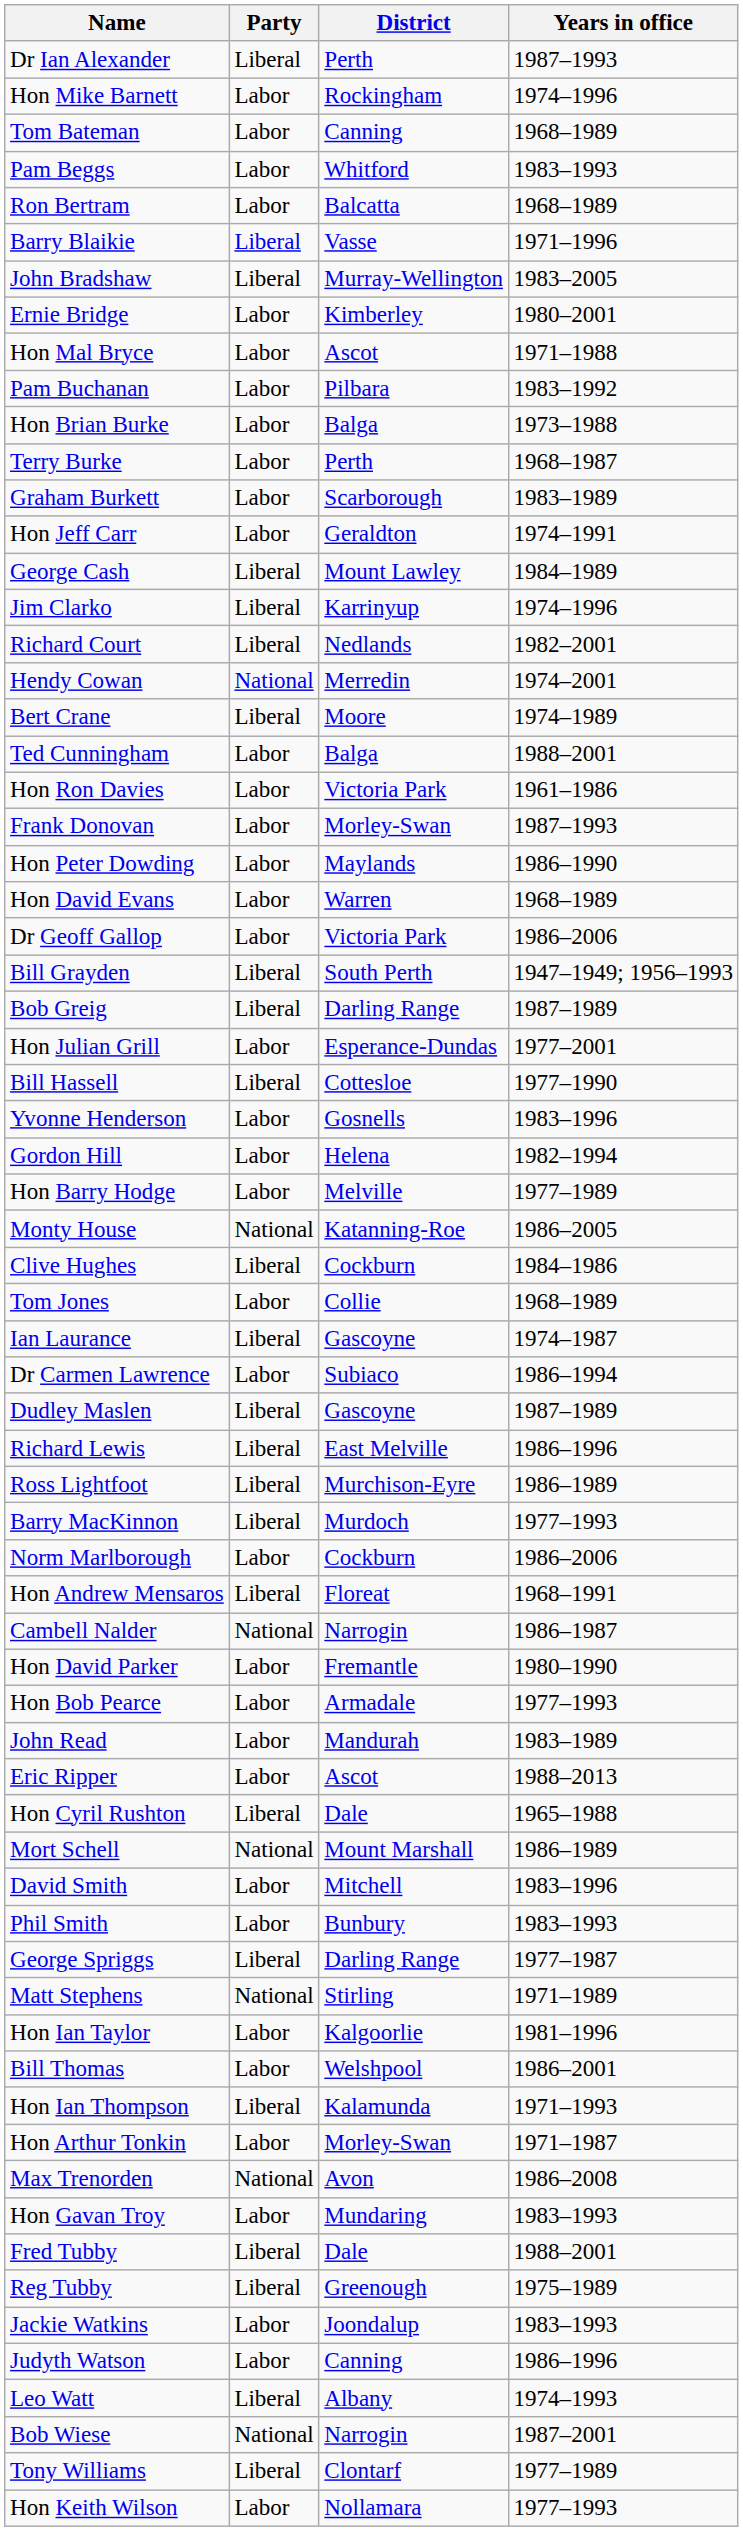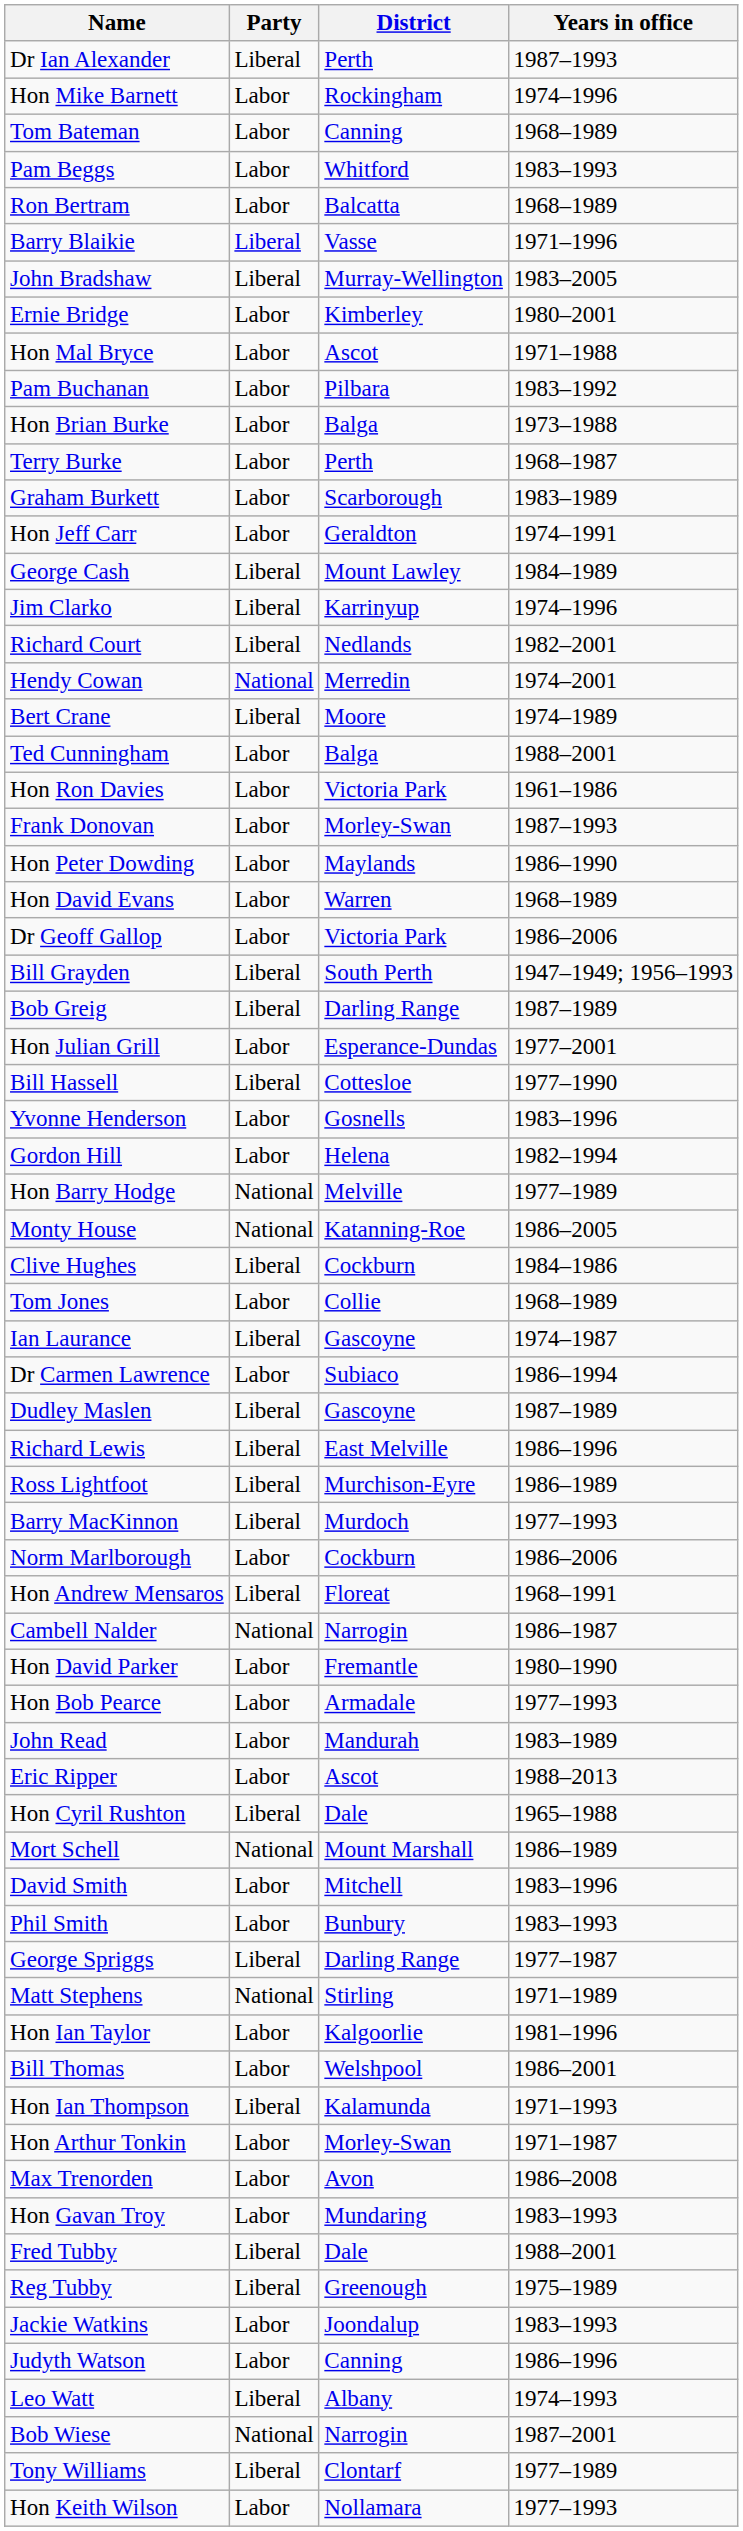(262, 1192) Labor -> (274, 1192) National
(274, 2178) National -> (262, 2178) Labor
